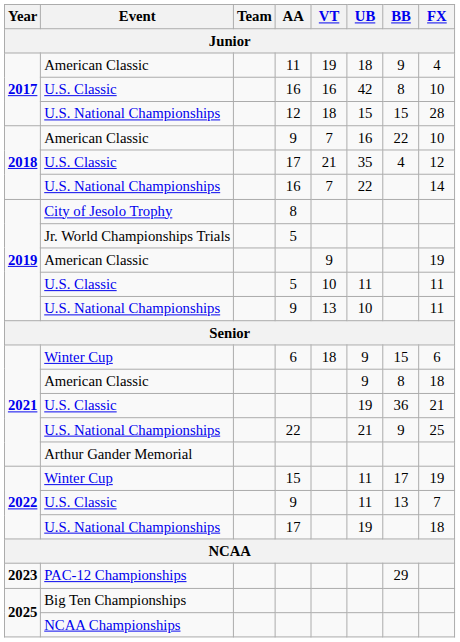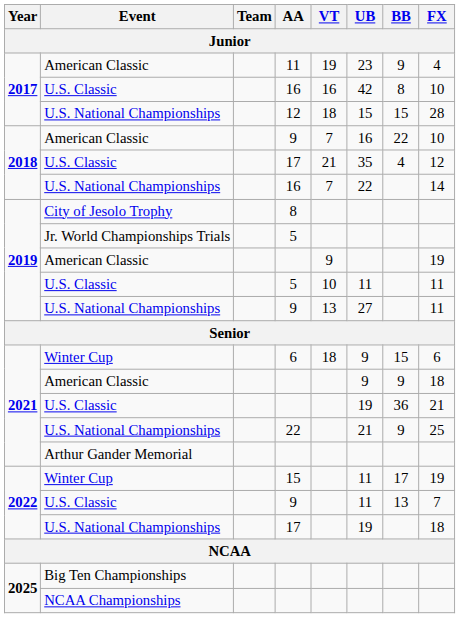(365, 65) 18 -> (365, 65) 23
(365, 308) 10 -> (365, 308) 27
(401, 381) 8 -> (401, 381) 9
- row: (23, 575)
